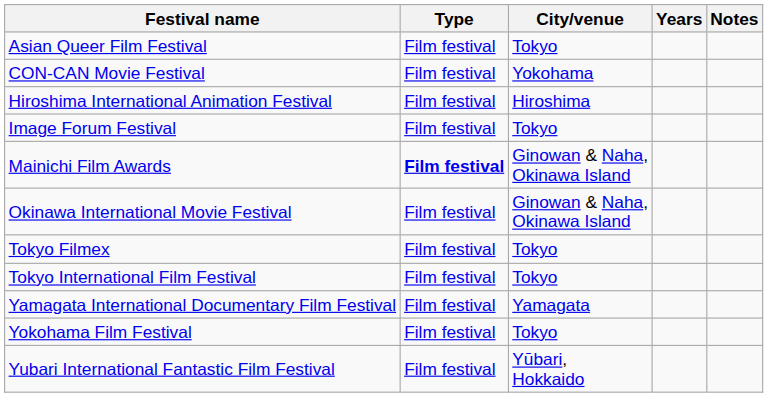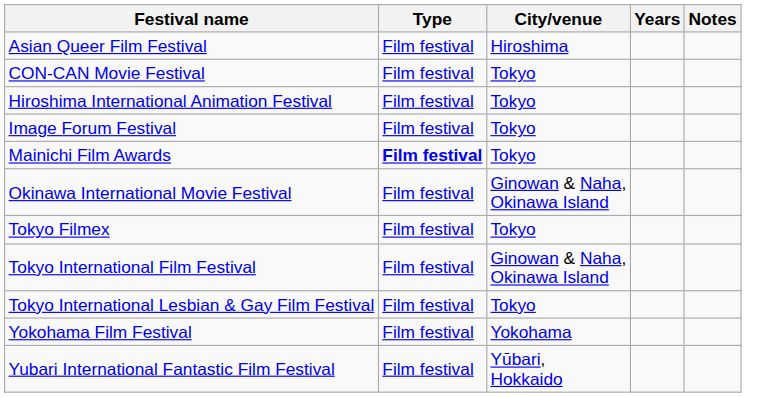(535, 46) Tokyo -> (529, 46) Hiroshima
(553, 73) Yokohama -> (513, 73) Tokyo
(551, 101) Hiroshima -> (513, 101) Tokyo
(580, 165) Ginowan & Naha, Okinawa Island -> (513, 156) Tokyo
(535, 277) Tokyo -> (558, 267) Ginowan & Naha, Okinawa Island
+ row: (191, 304)
- row: (202, 304)
(535, 332) Tokyo -> (531, 332) Yokohama
